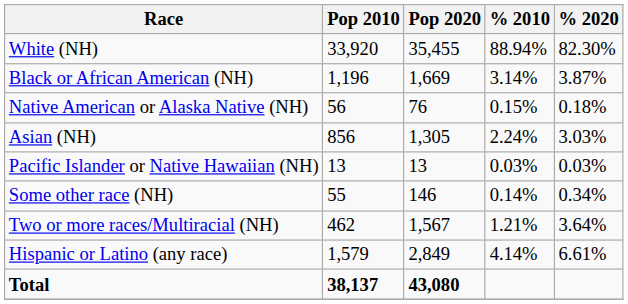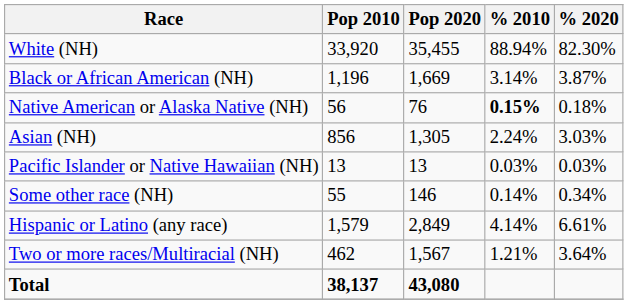(514, 107) normal -> (515, 107) bold
rows swapped: (144, 225) <-> (118, 254)
